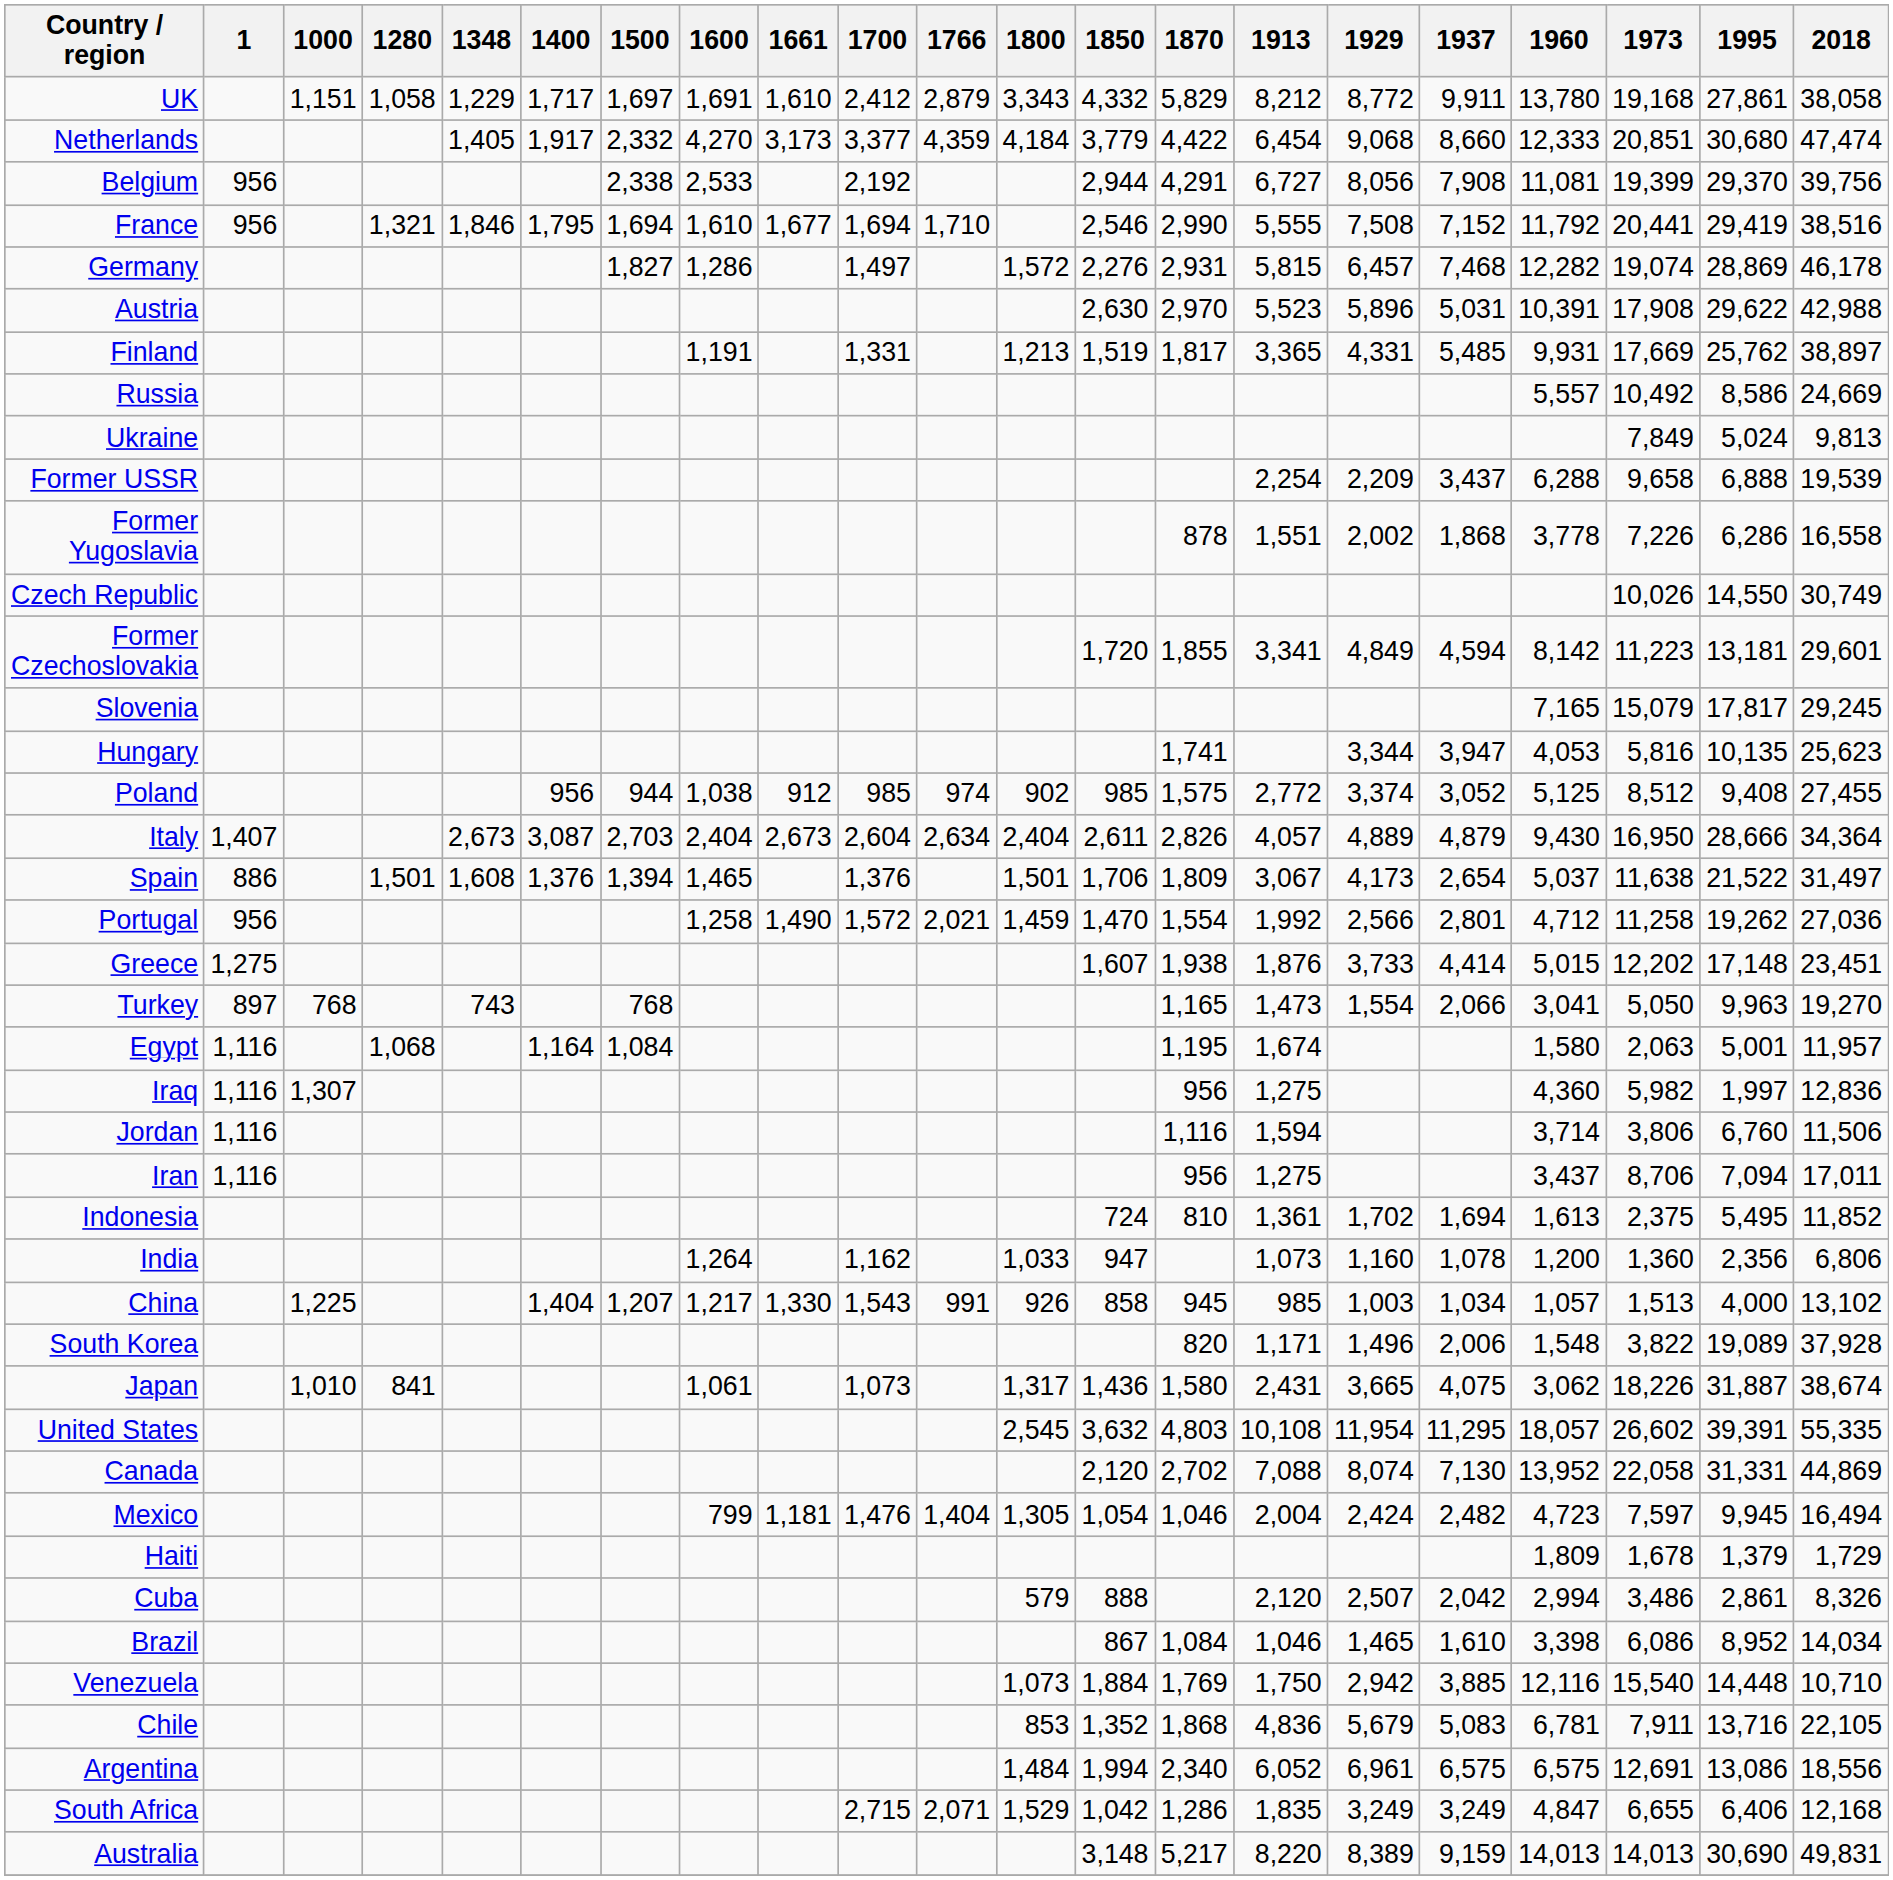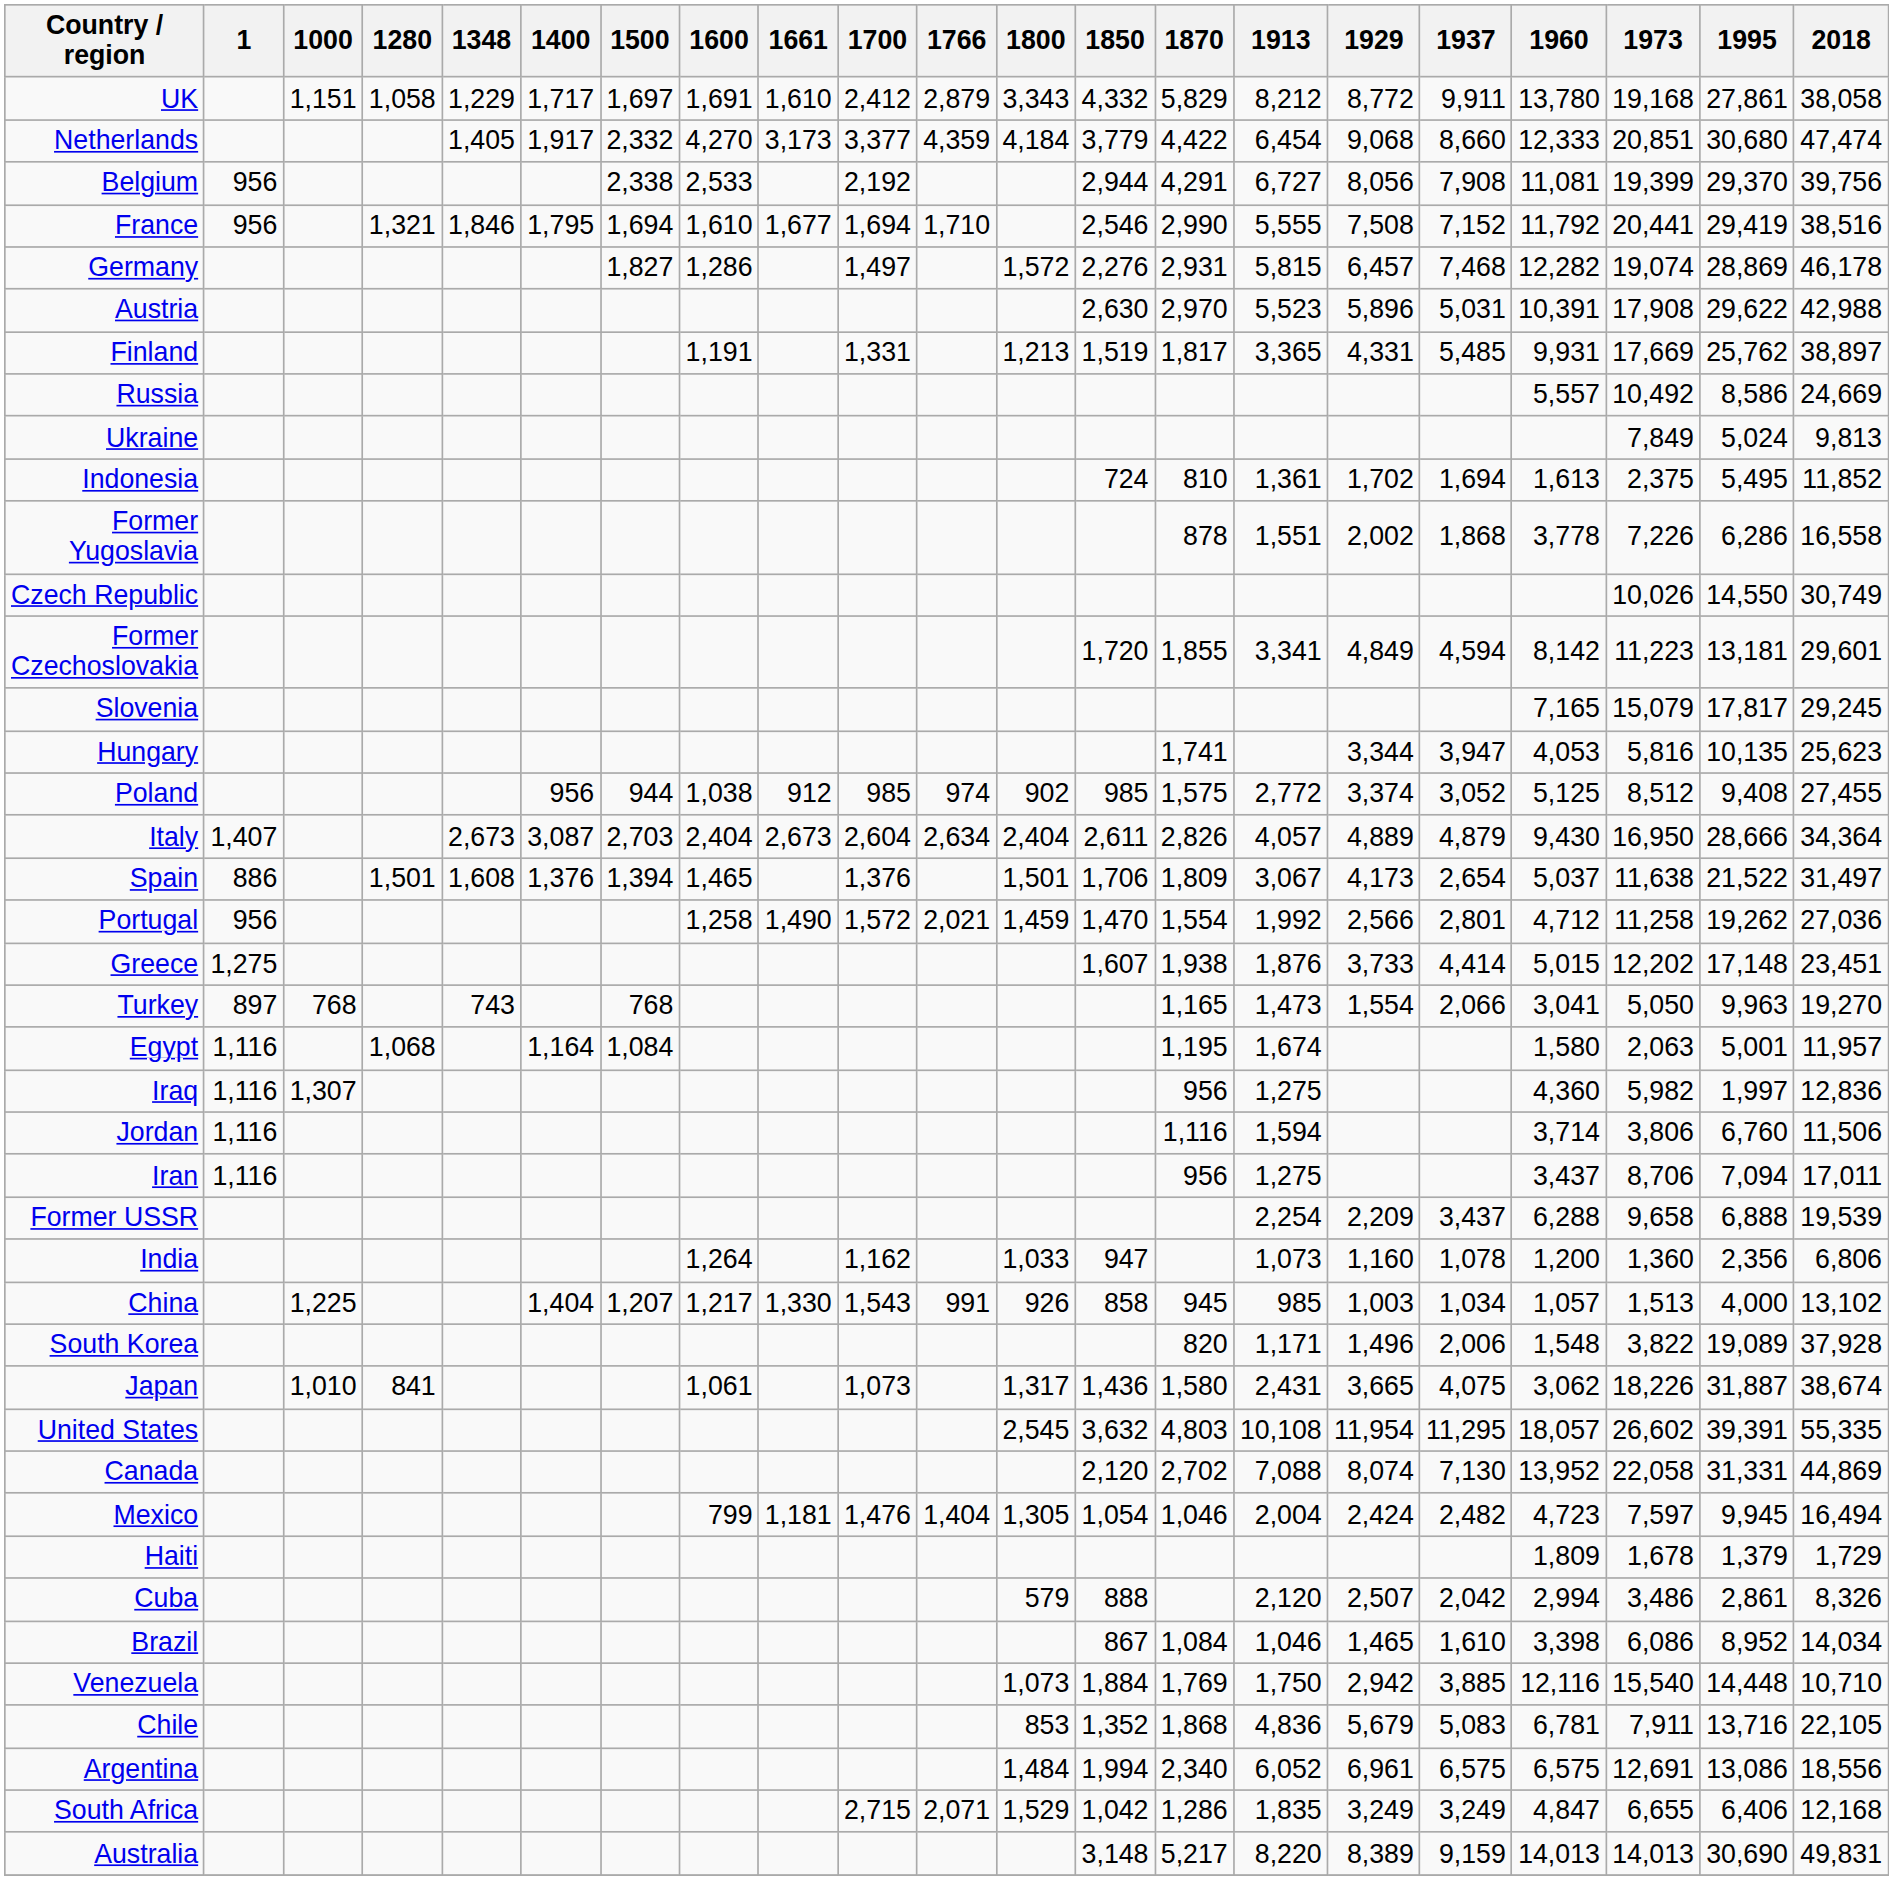rows swapped: (114, 479) <-> (140, 1217)
